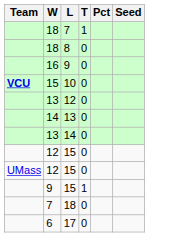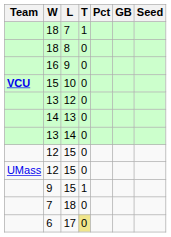+ column: (123, 13)
(84, 223) no background -> (84, 223) khaki background
